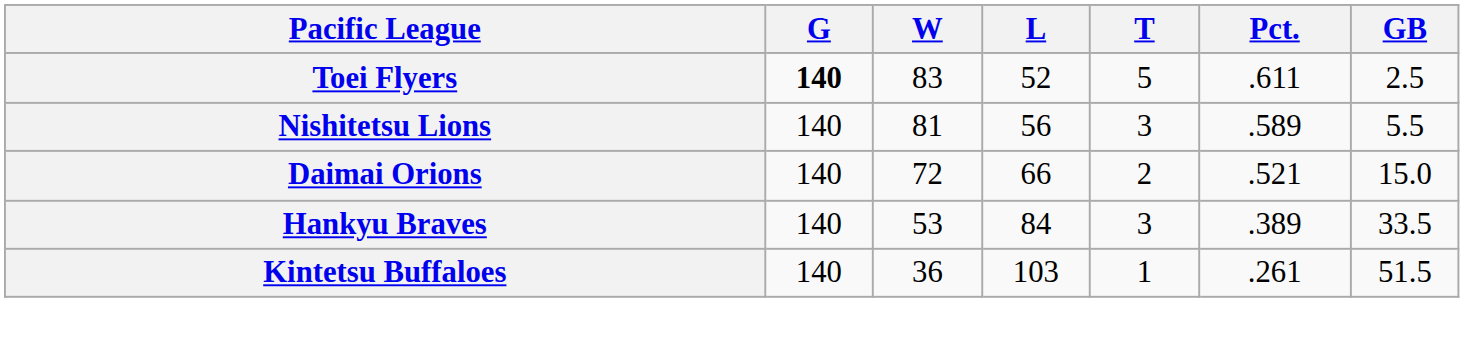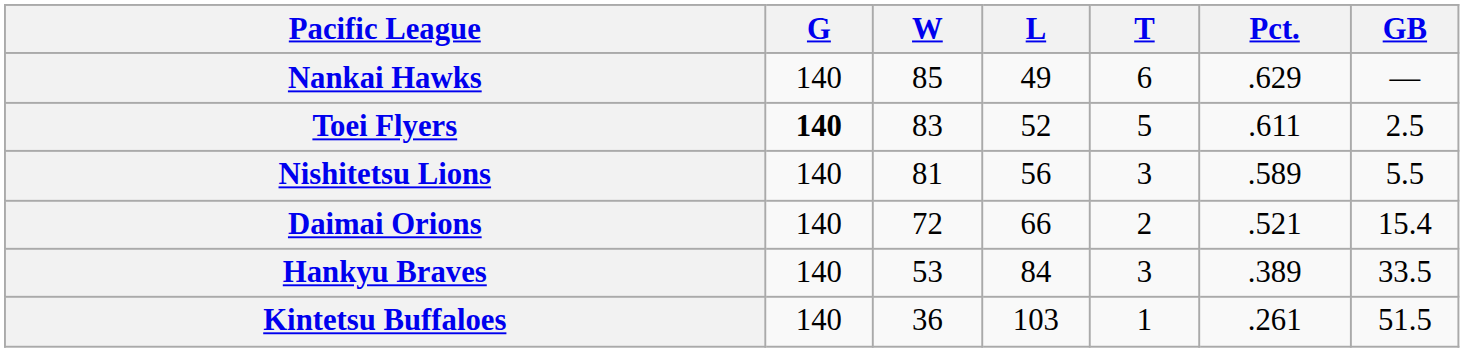+ row: (385, 77)
(1405, 175) 15.0 -> (1405, 223) 15.4
